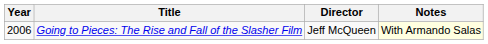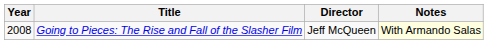(19, 30) 2006 -> (19, 30) 2008
